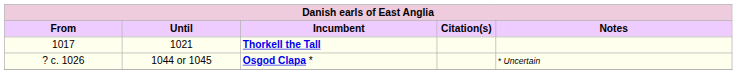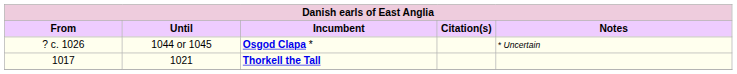rows swapped: (181, 45) <-> (181, 61)
